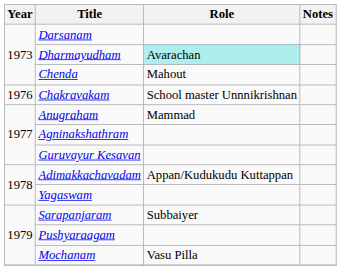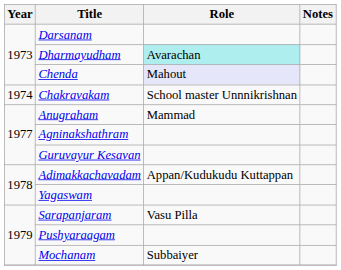(166, 74) no background -> (166, 74) lavender background
(20, 94) 1976 -> (20, 94) 1974
(172, 214) Subbaiyer -> (172, 214) Vasu Pilla
(172, 255) Vasu Pilla -> (172, 255) Subbaiyer
